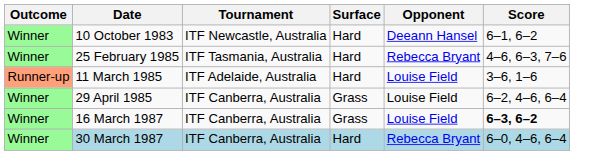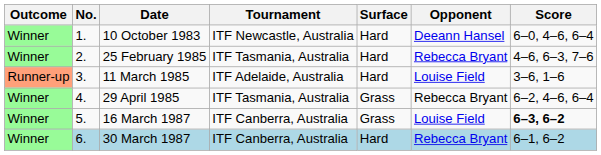+ column: (86, 14)
(512, 35) 6–1, 6–2 -> (554, 35) 6–0, 4–6, 6–4
(253, 98) ITF Canberra, Australia -> (281, 98) ITF Tasmania, Australia
(422, 98) Louise Field -> (461, 98) Rebecca Bryant
(526, 139) 6–0, 4–6, 6–4 -> (539, 139) 6–1, 6–2
